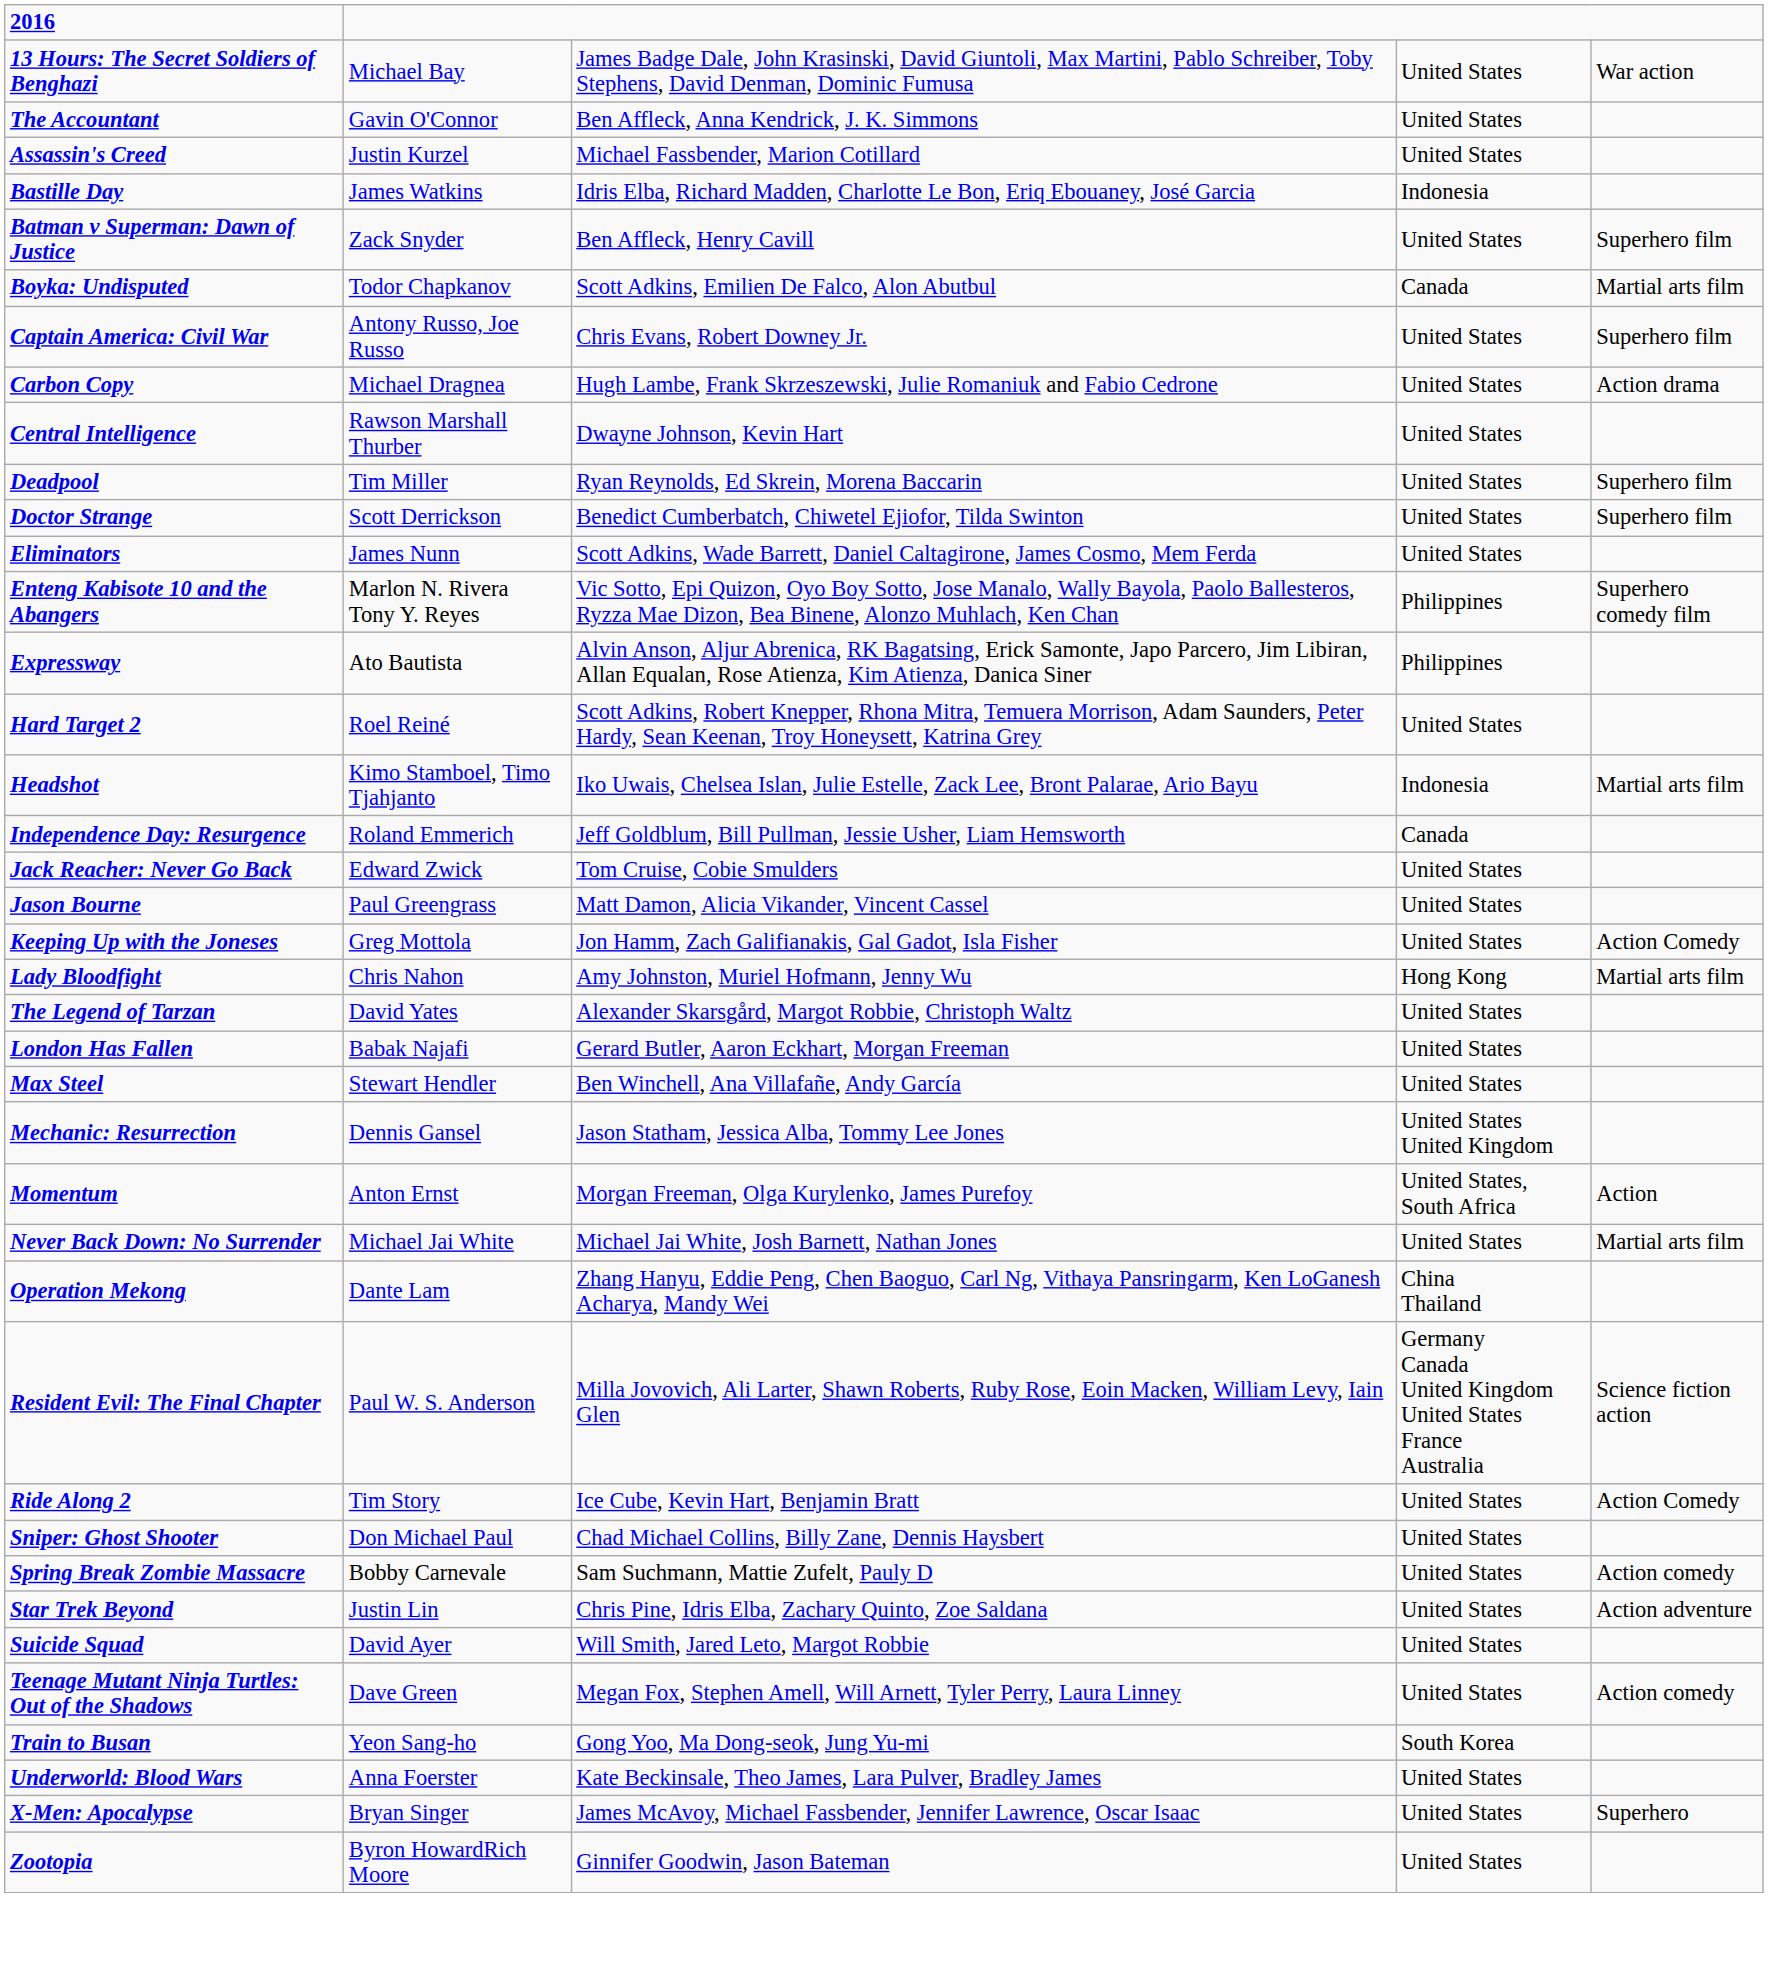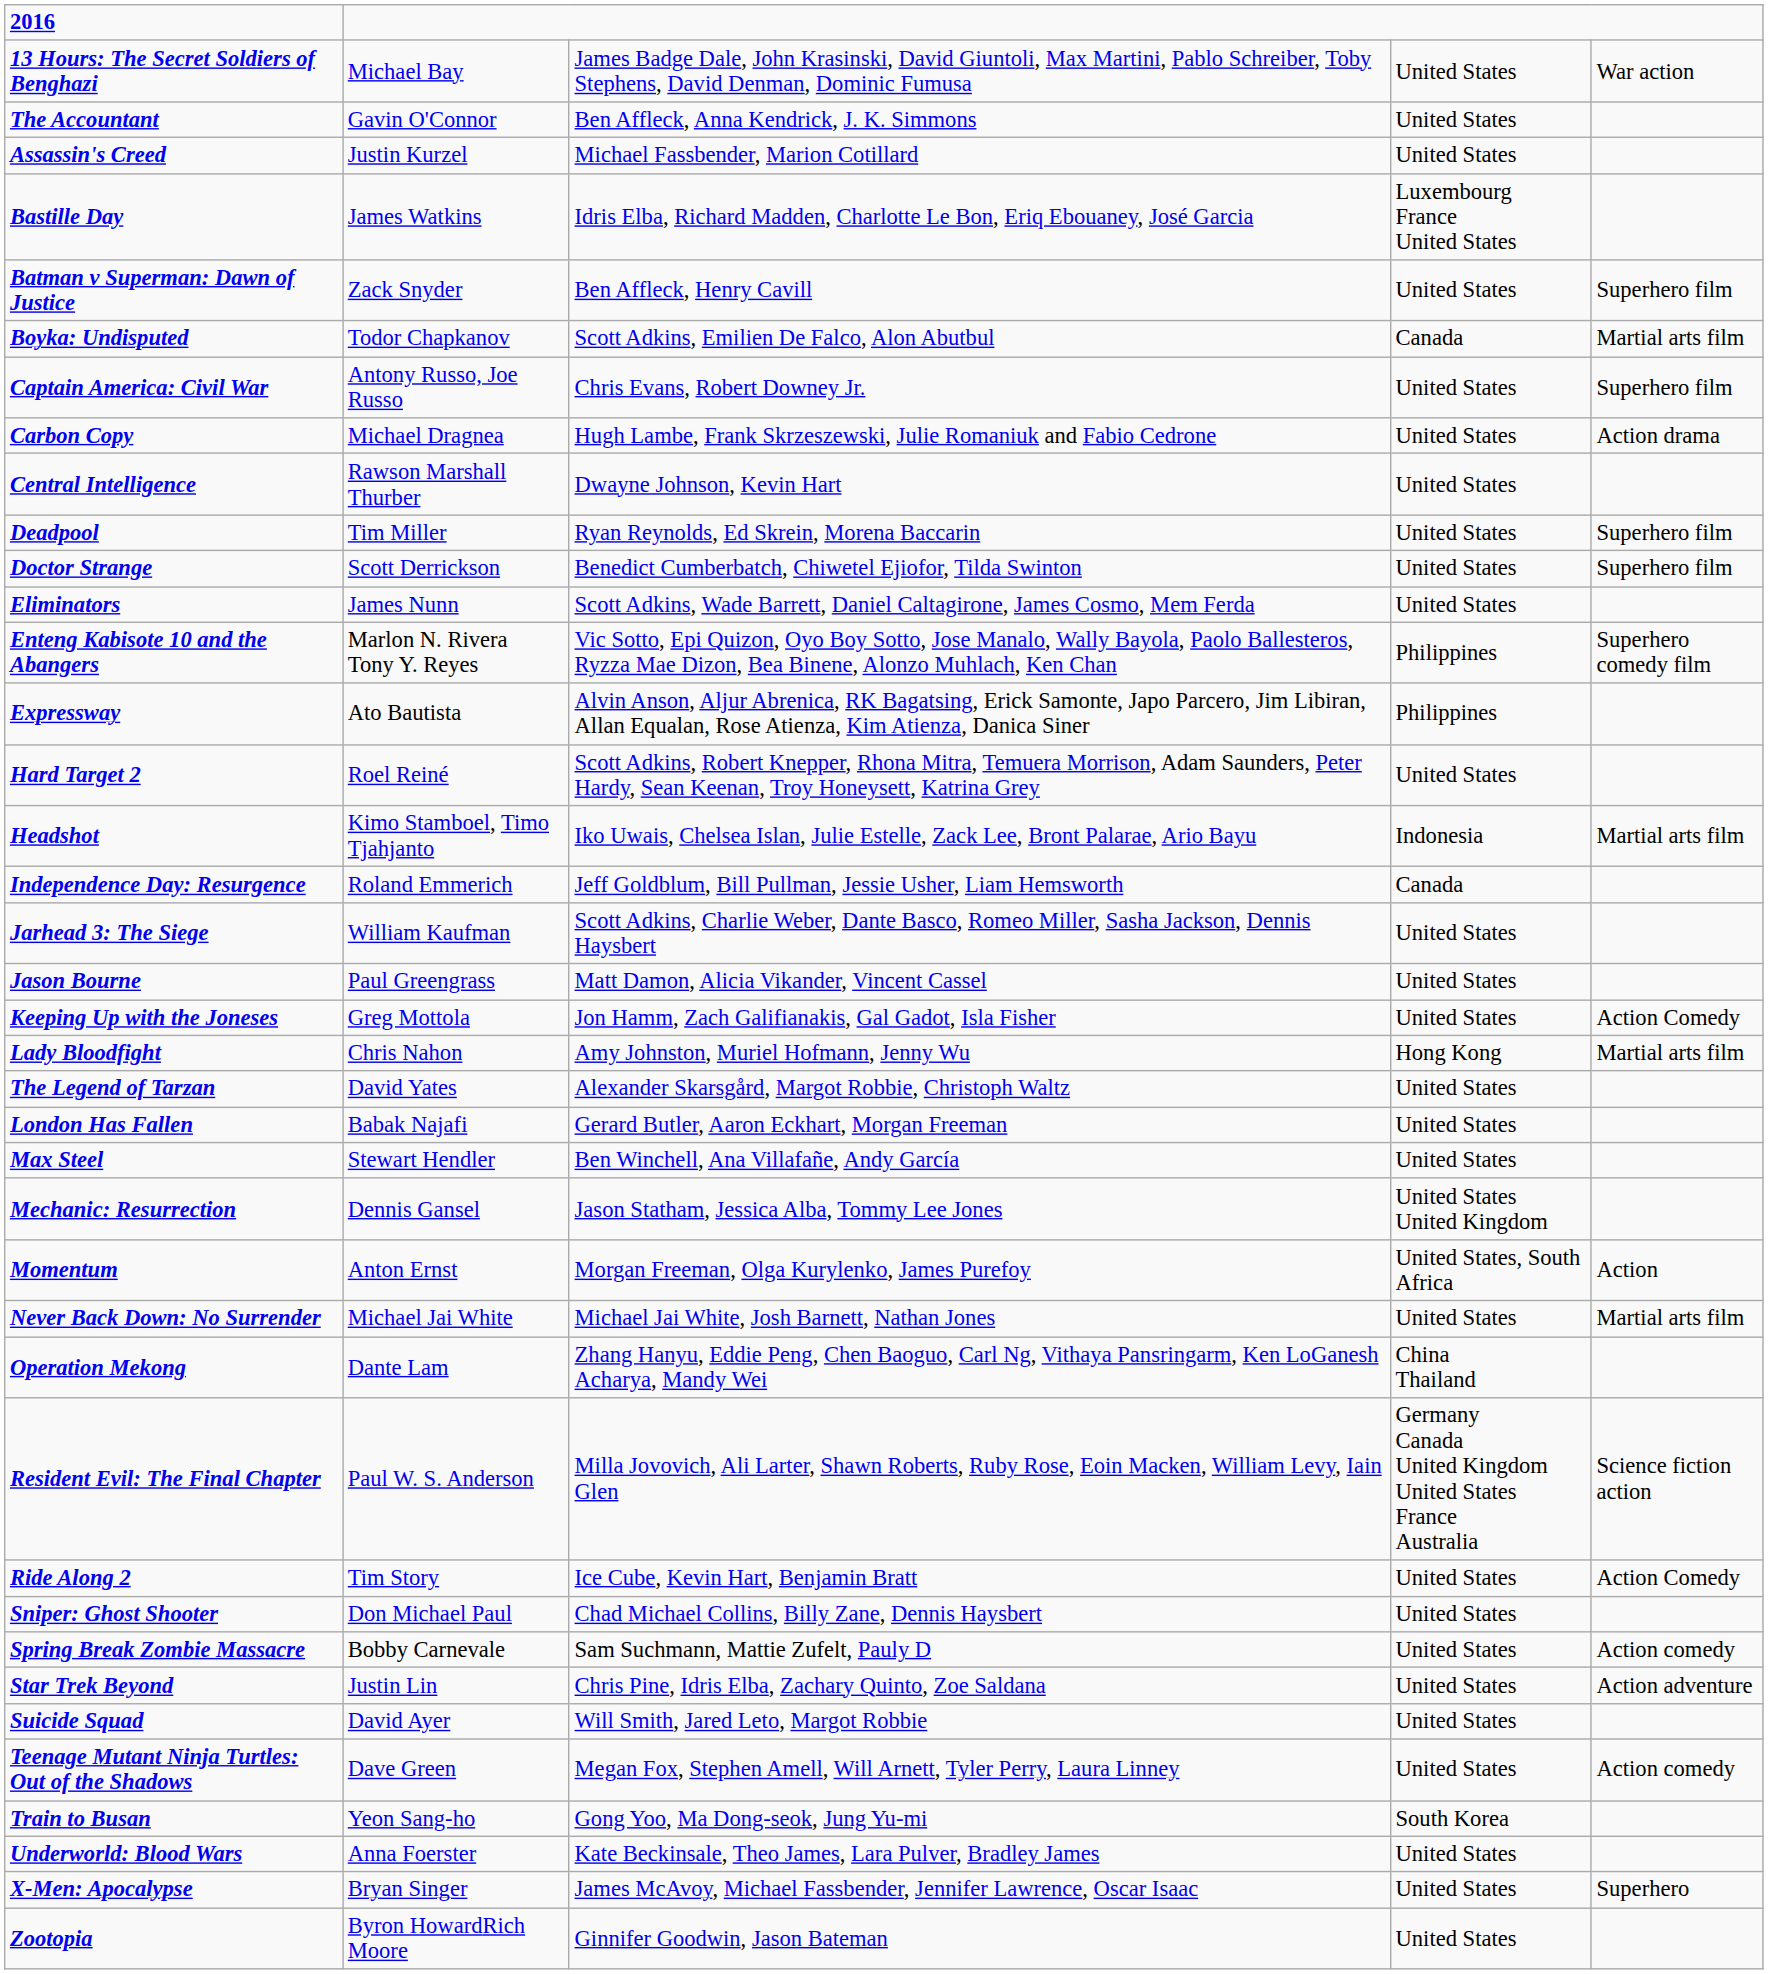(1445, 190) Indonesia -> (1456, 216) Luxembourg France United States
- row: (151, 869)
+ row: (109, 932)
